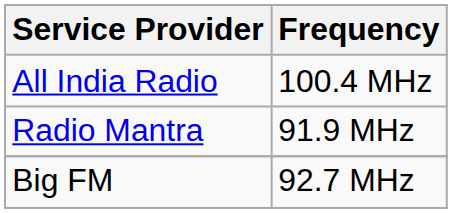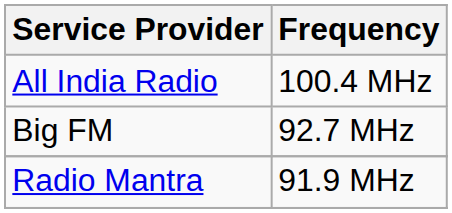rows swapped: (63, 181) <-> (108, 130)
